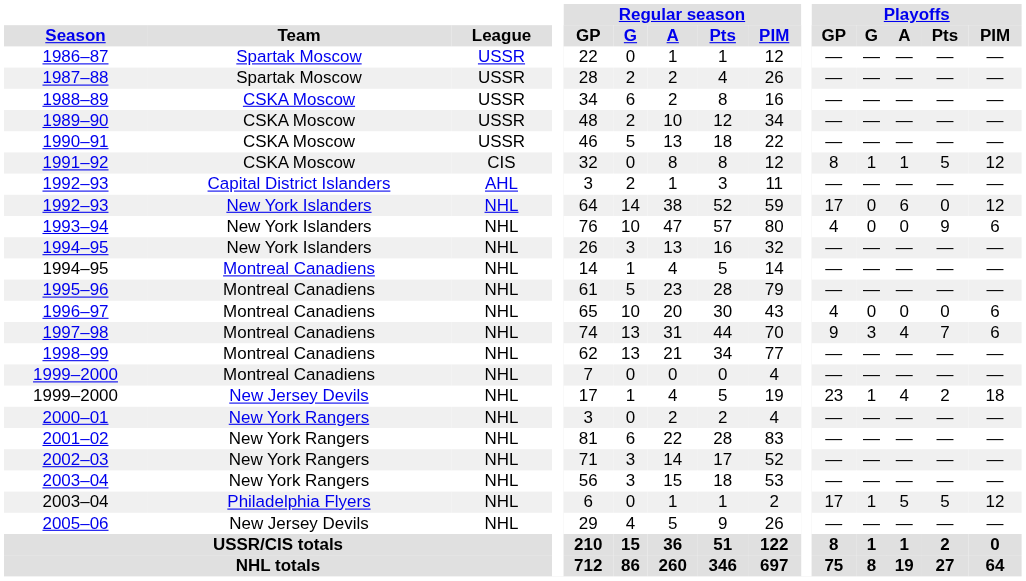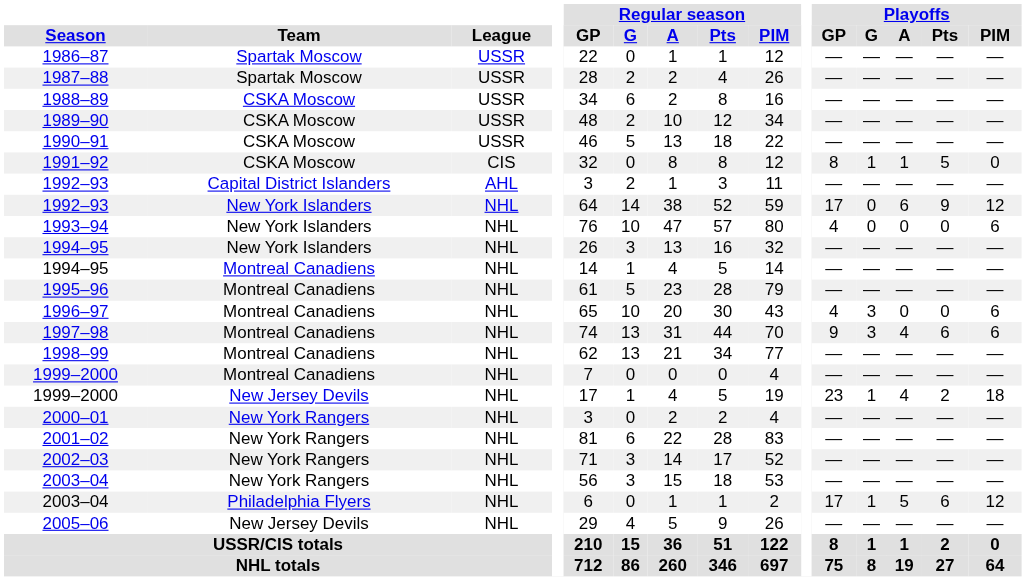(995, 162) 12 -> (995, 162) 0
(945, 205) 0 -> (945, 205) 9
(945, 226) 9 -> (945, 226) 0
(871, 311) 0 -> (871, 311) 3
(945, 332) 7 -> (945, 332) 6
(945, 502) 5 -> (945, 502) 6
